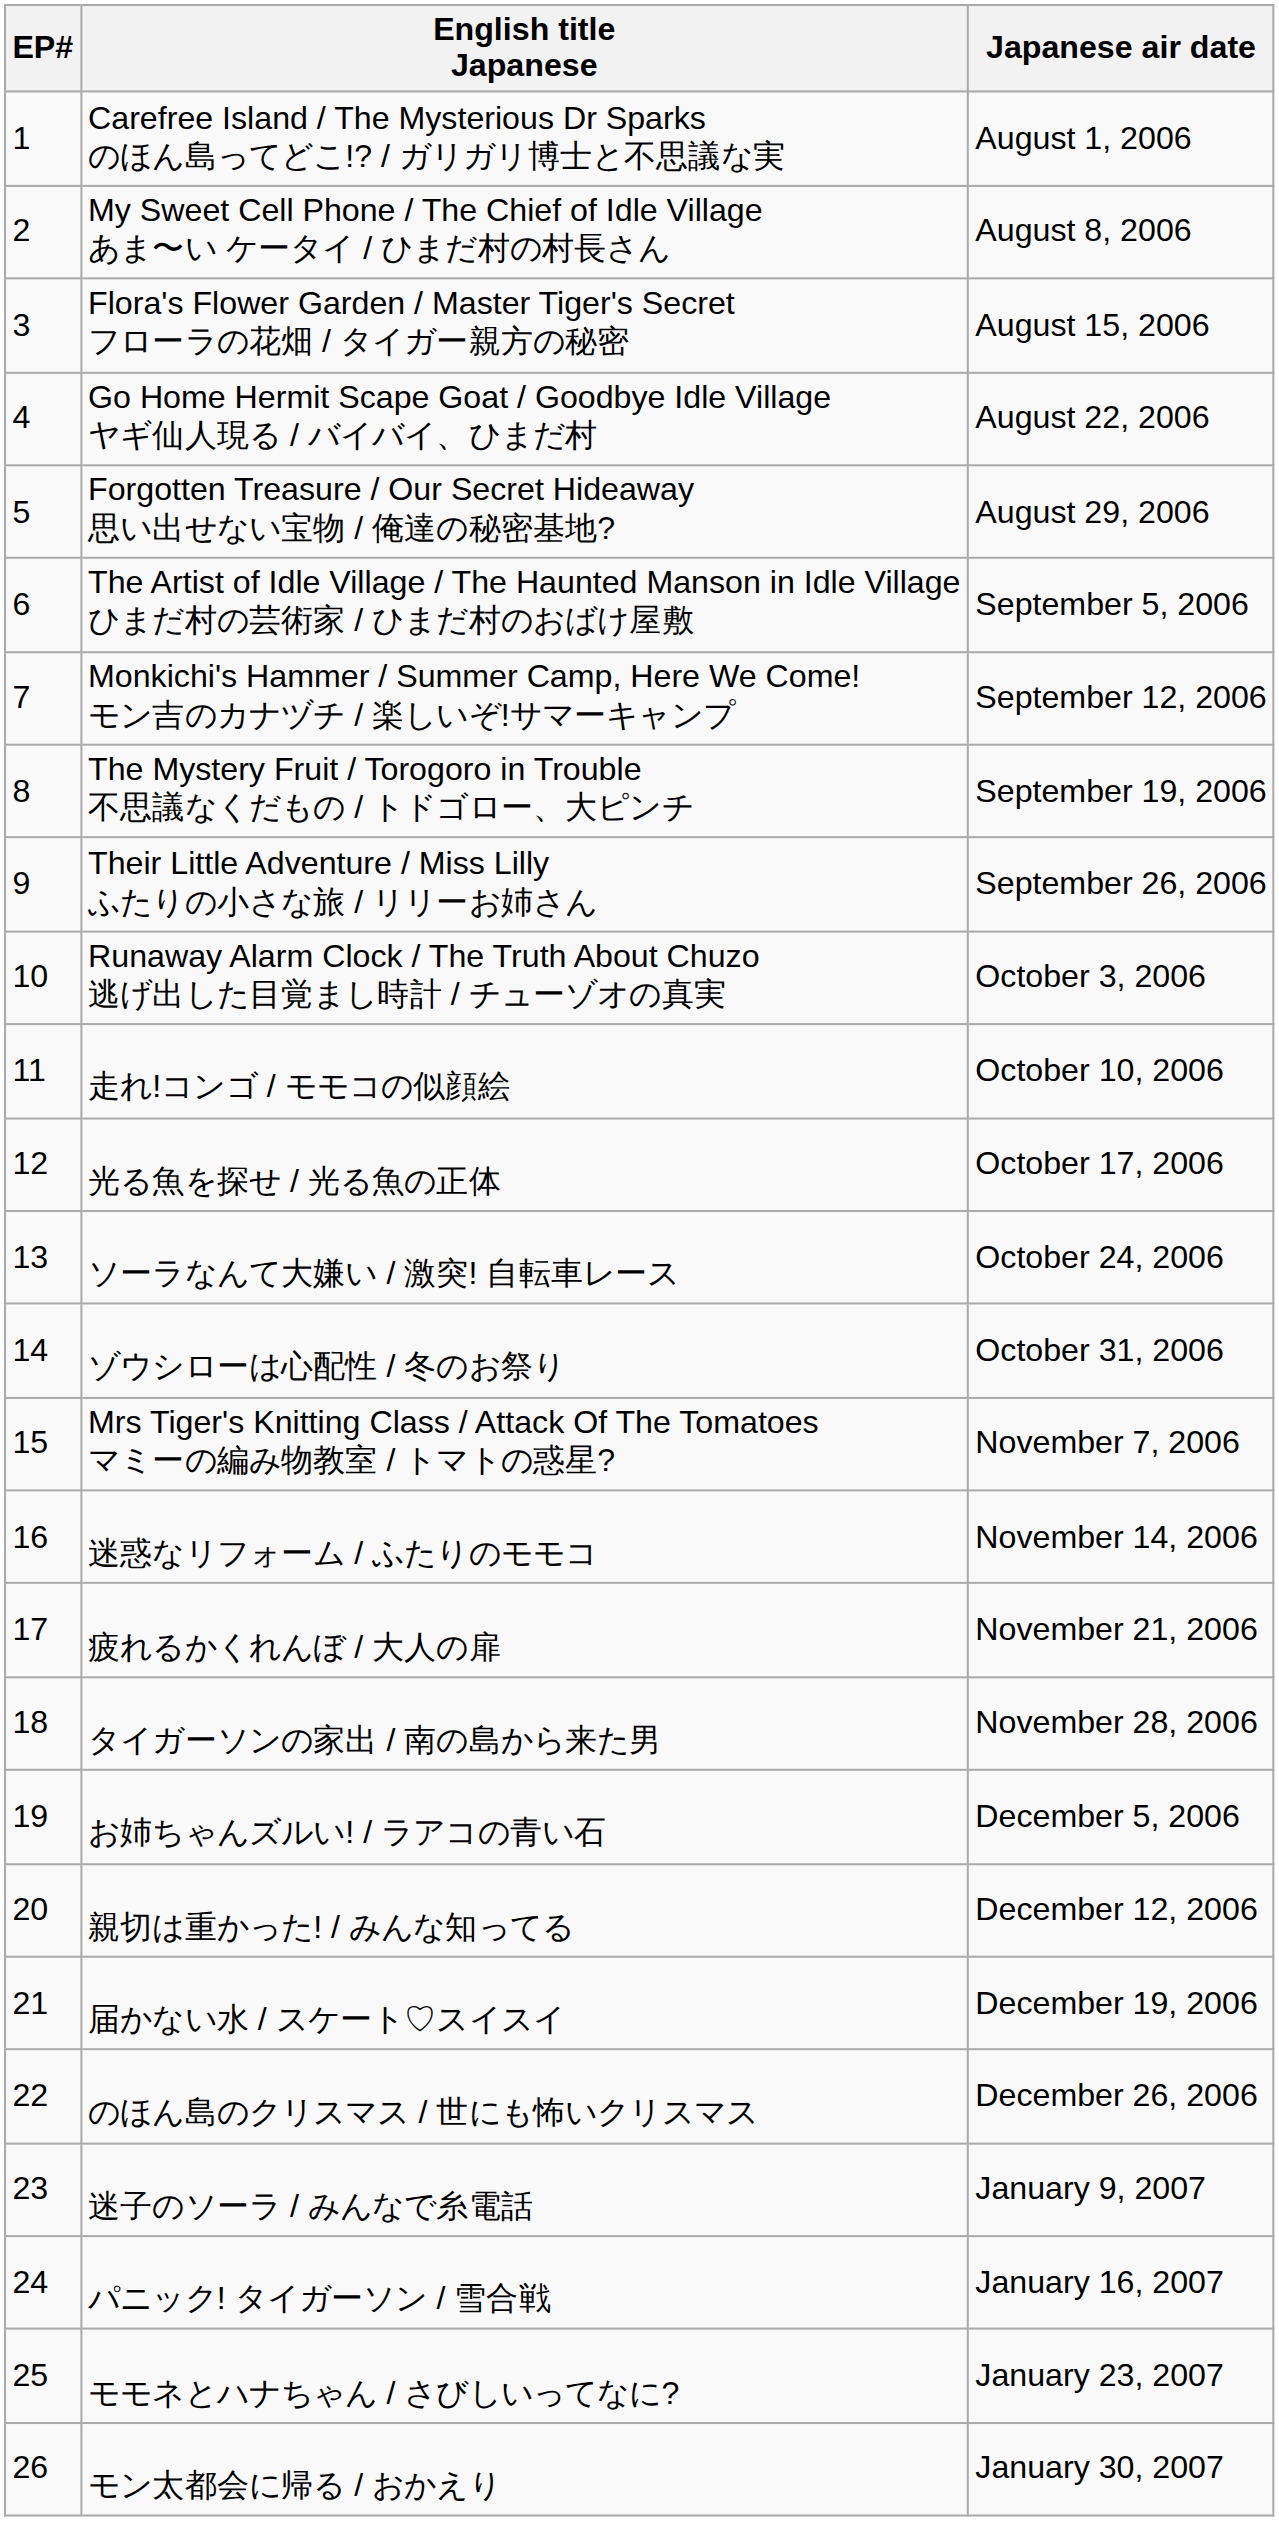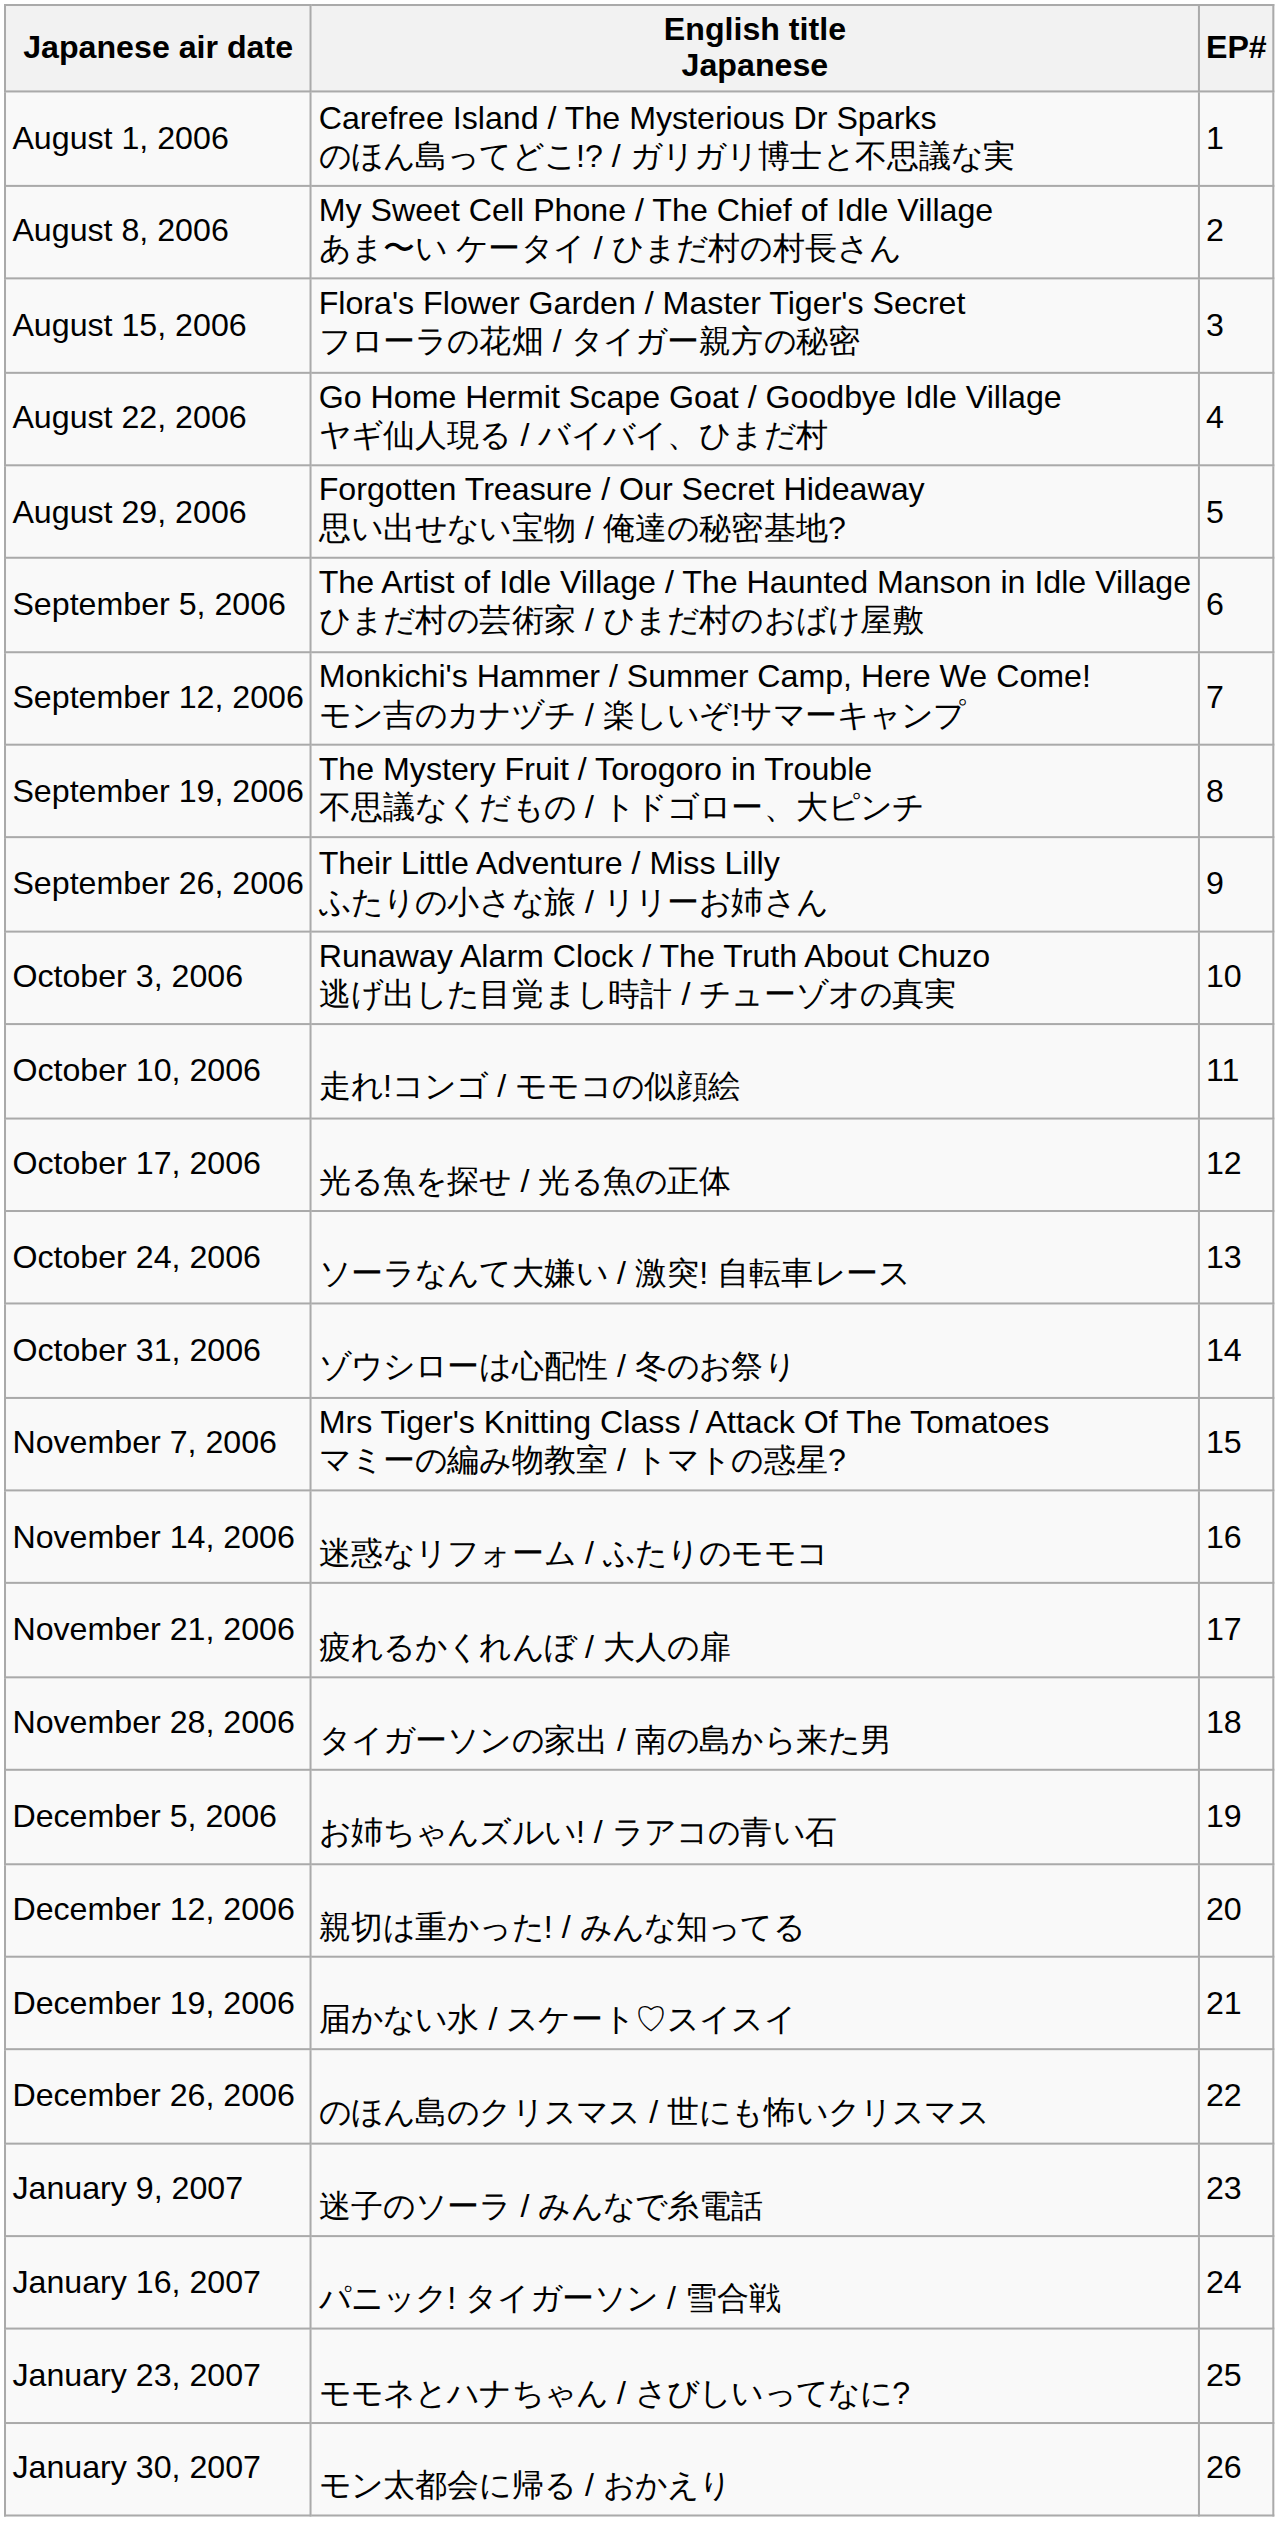columns swapped: (43, 48) <-> (1121, 48)
